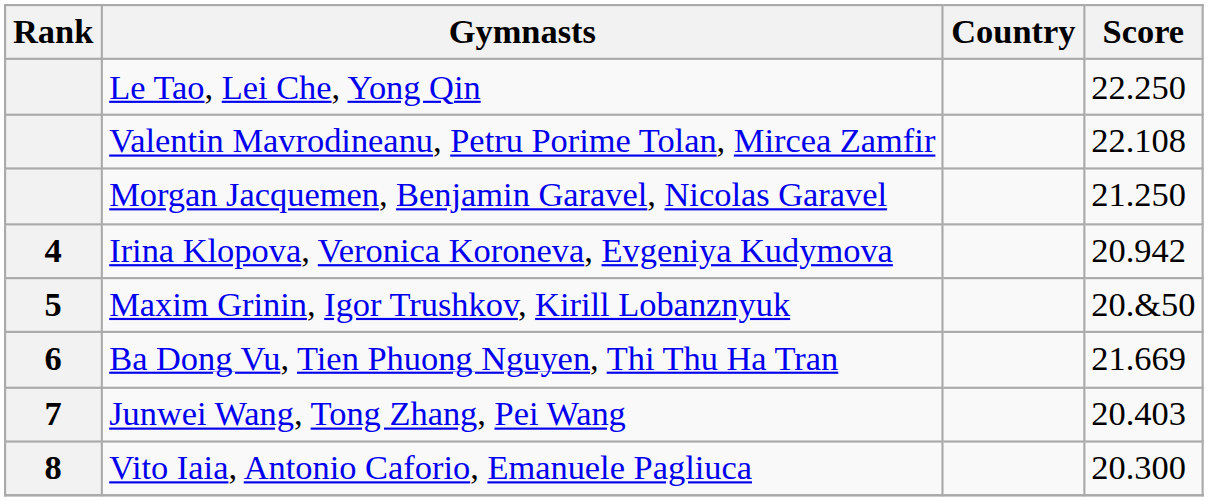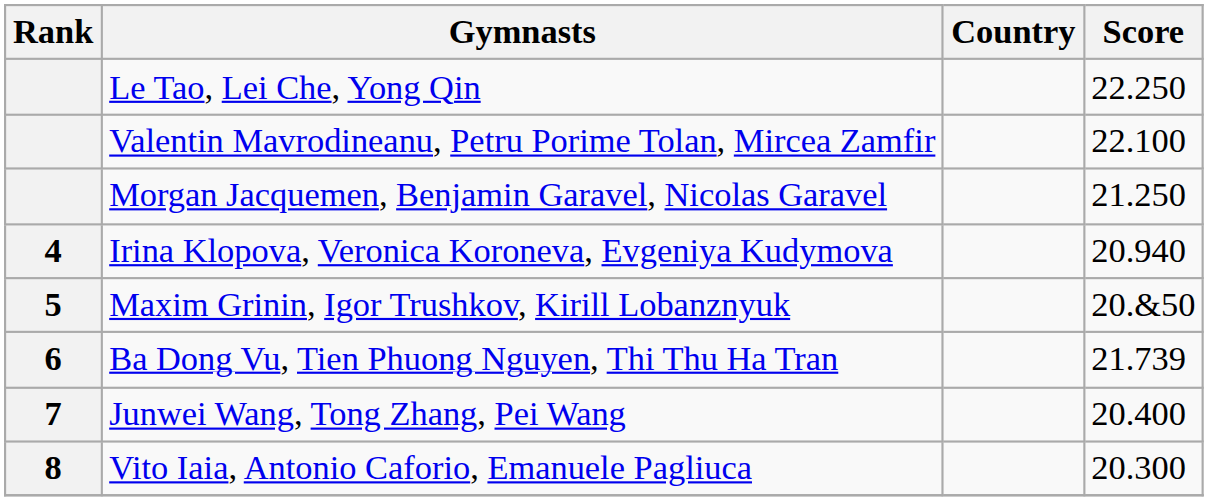(1139, 140) 22.108 -> (1139, 140) 22.100
(1139, 250) 20.942 -> (1139, 250) 20.940
(1139, 359) 21.669 -> (1139, 359) 21.739
(1139, 413) 20.403 -> (1139, 413) 20.400
